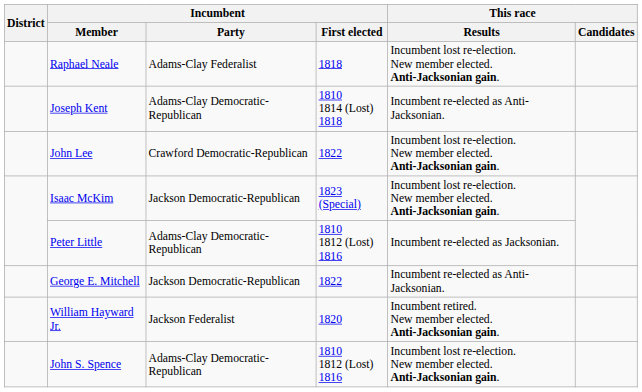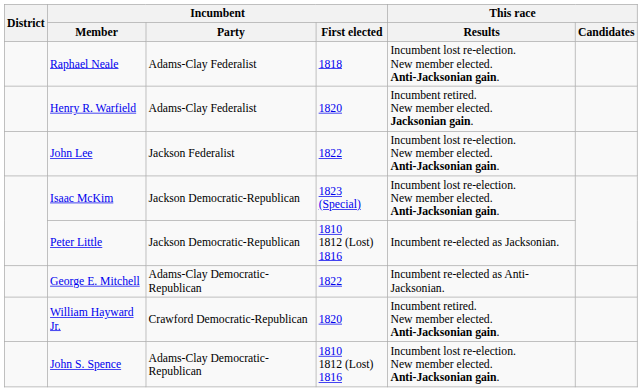- row: (79, 108)
+ row: (93, 108)
(228, 153) Crawford Democratic-Republican -> (191, 153) Jackson Federalist
(209, 243) Adams-Clay Democratic-Republican -> (224, 243) Jackson Democratic-Republican
(224, 281) Jackson Democratic-Republican -> (209, 281) Adams-Clay Democratic-Republican
(191, 319) Jackson Federalist -> (228, 319) Crawford Democratic-Republican
